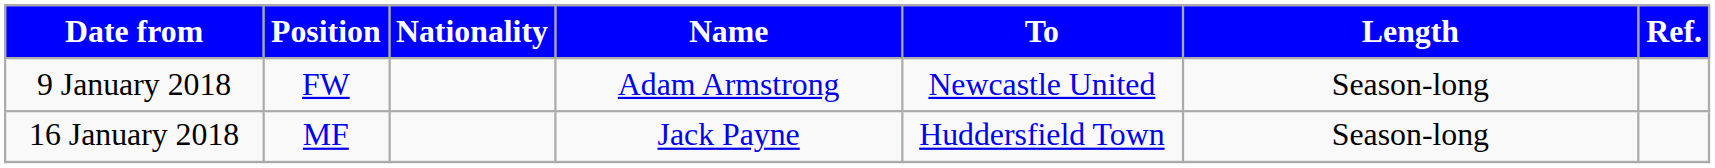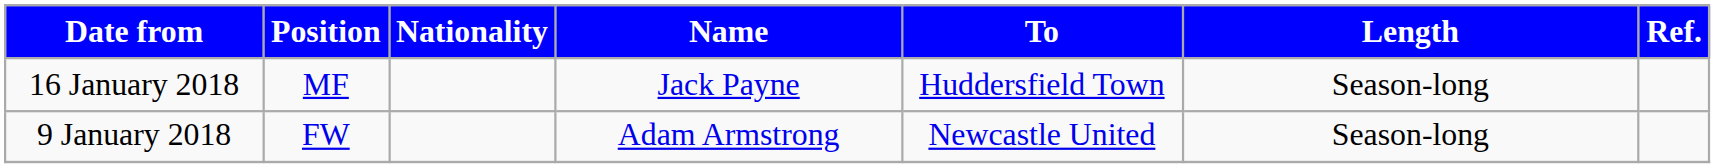rows swapped: (134, 83) <-> (134, 136)
